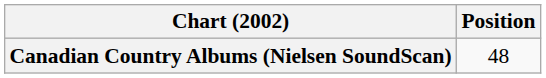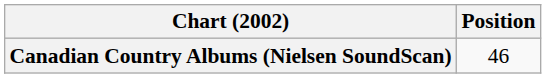(498, 55) 48 -> (498, 55) 46
